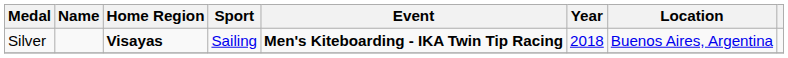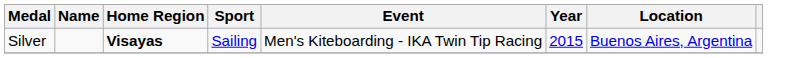(414, 40) bold -> (403, 40) normal
(587, 40) 2018 -> (566, 40) 2015
